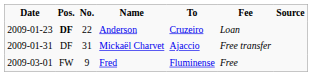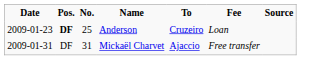(87, 29) 22 -> (87, 29) 25
- row: (108, 63)
